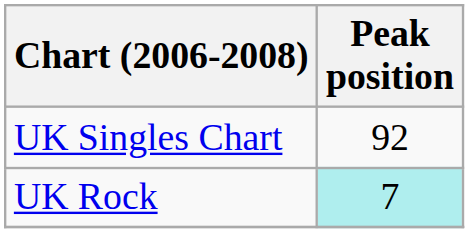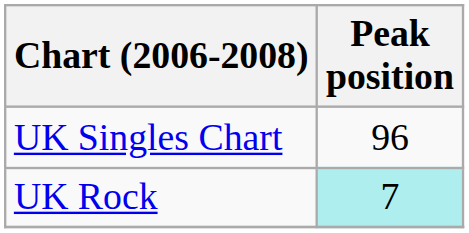(390, 136) 92 -> (390, 136) 96
